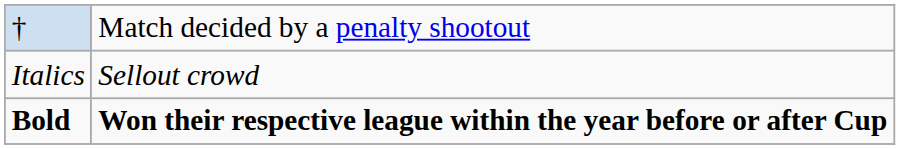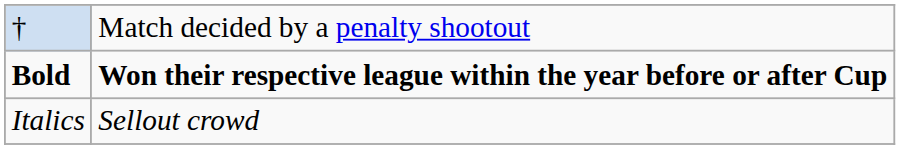rows swapped: (41, 120) <-> (48, 74)
